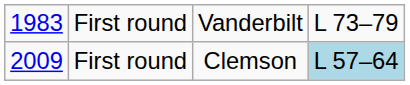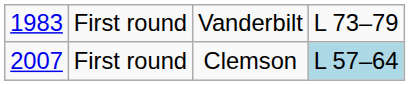(37, 60) 2009 -> (37, 60) 2007
